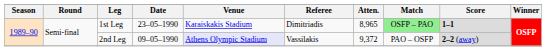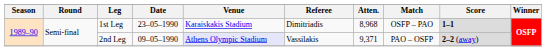(369, 25) 8,965 -> (369, 25) 8,968
(412, 25) lightgreen background -> (412, 25) no background
(369, 39) 9,372 -> (369, 39) 9,371
